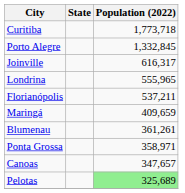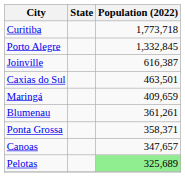(159, 63) 616,317 -> (161, 63) 616,387
- row: (26, 79)
- row: (35, 96)
+ row: (36, 79)
(159, 146) 358,971 -> (161, 130) 358,371
